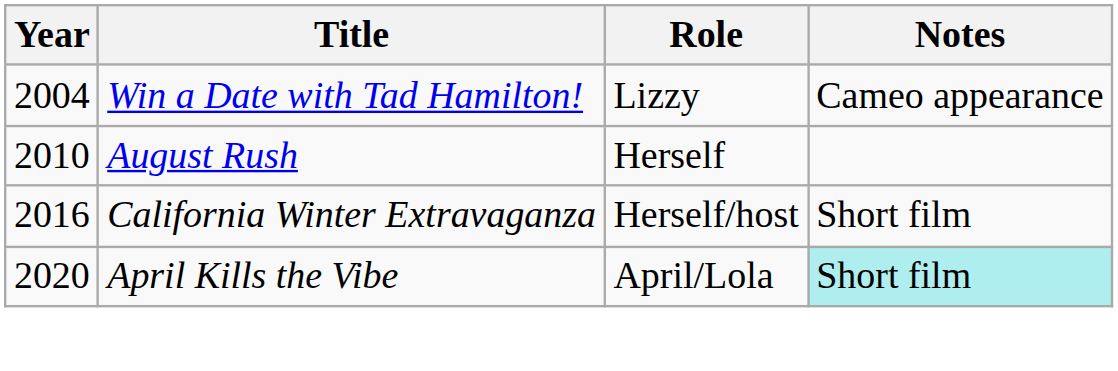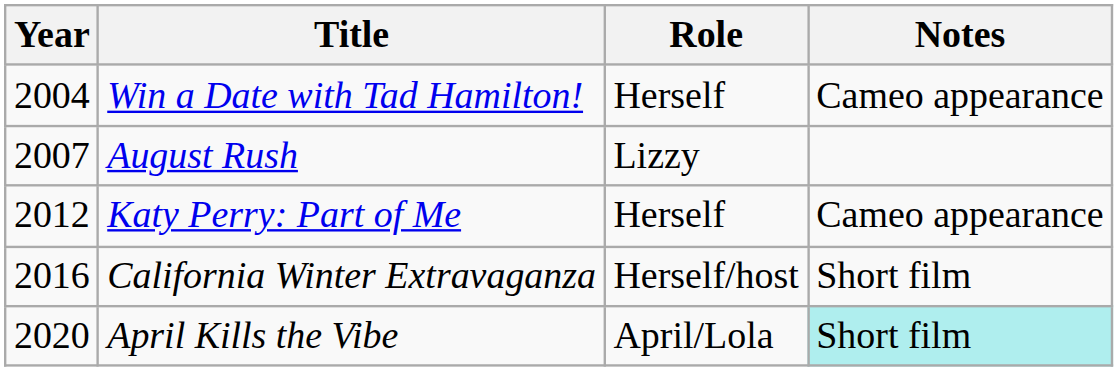(657, 94) Lizzy -> (669, 94) Herself
(52, 154) 2010 -> (52, 154) 2007
(669, 154) Herself -> (657, 154) Lizzy
+ row: (284, 214)
